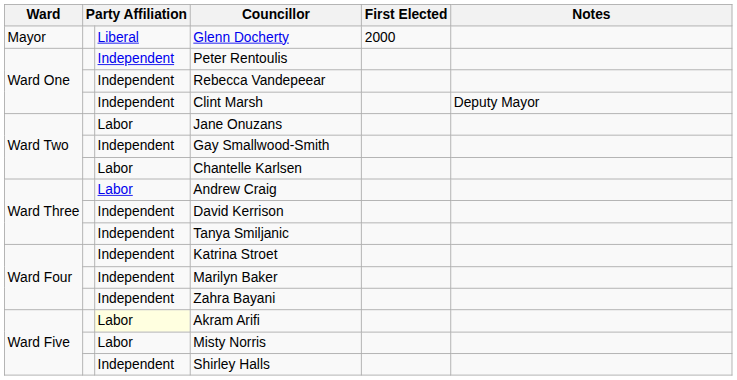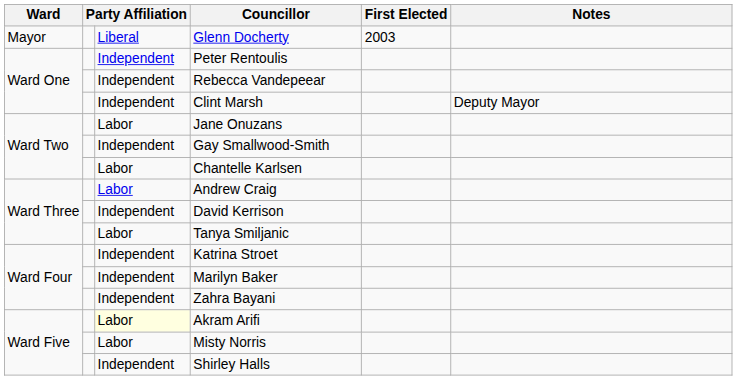(380, 37) 2000 -> (380, 37) 2003
(136, 233) Independent -> (115, 233) Labor
